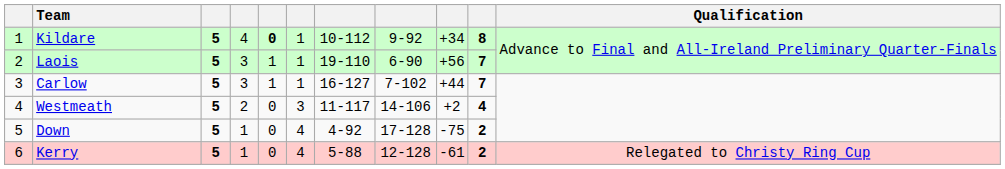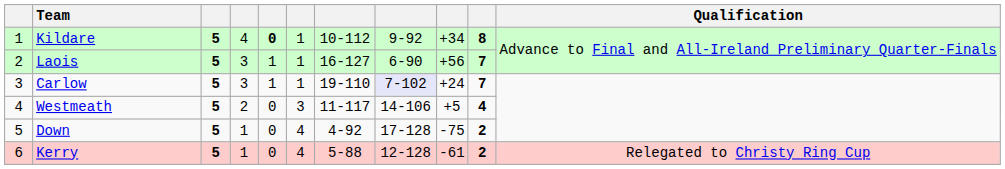(345, 62) 19-110 -> (345, 62) 16-127
(345, 85) 16-127 -> (345, 85) 19-110
(406, 85) no background -> (406, 85) lavender background
(452, 85) +44 -> (452, 85) +24
(452, 108) +2 -> (452, 108) +5
